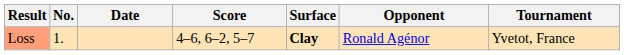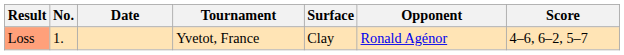columns swapped: (554, 15) <-> (230, 15)
(304, 38) bold -> (321, 38) normal
